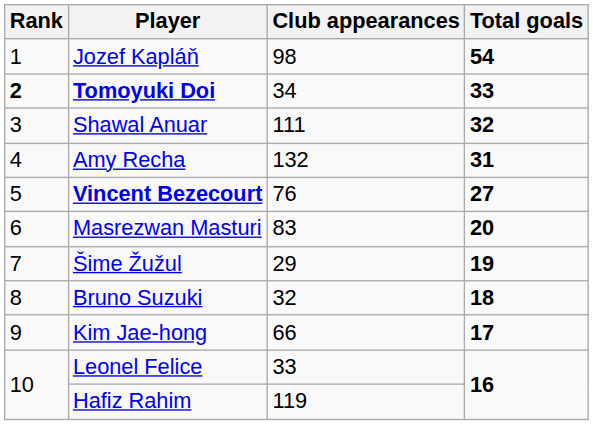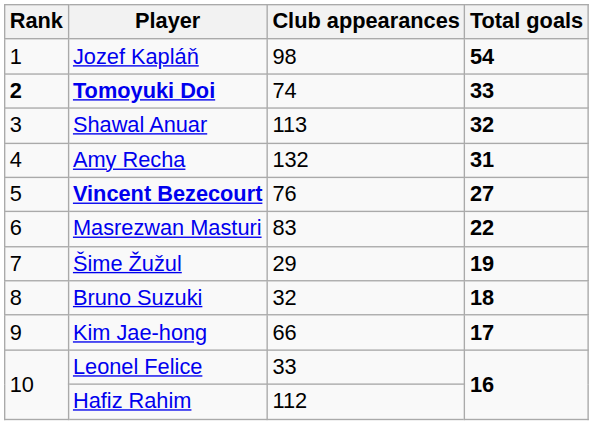(285, 90) 34 -> (285, 90) 74
(289, 125) 111 -> (290, 125) 113
(482, 228) 20 -> (482, 228) 22
(290, 401) 119 -> (290, 401) 112
